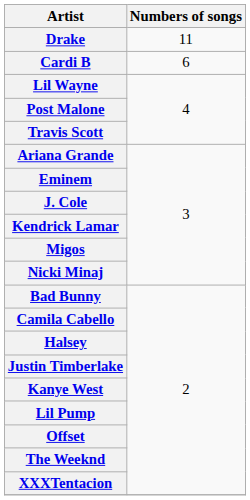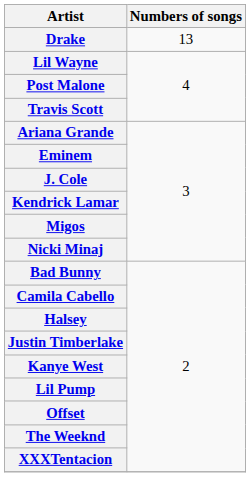(186, 39) 11 -> (186, 39) 13
- row: (65, 62)
